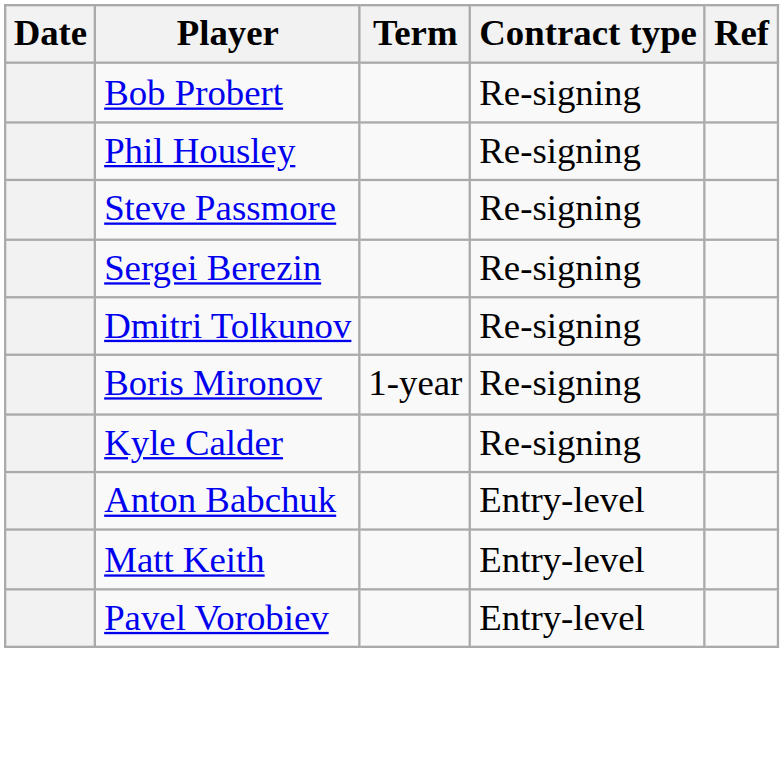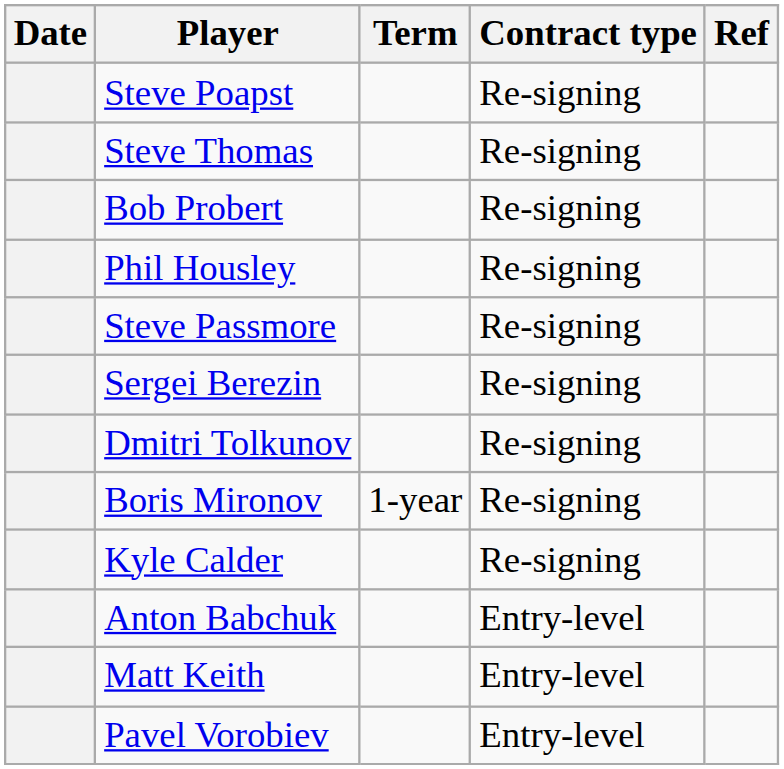+ row: (199, 92)
+ row: (209, 150)
